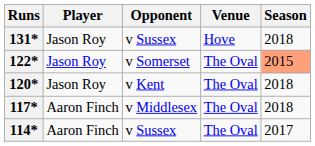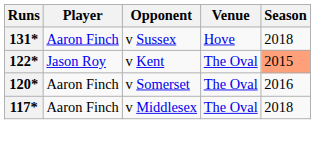(76, 38) Jason Roy -> (83, 38) Aaron Finch
(158, 61) v Somerset -> (145, 61) v Kent
(76, 84) Jason Roy -> (83, 84) Aaron Finch
(145, 84) v Kent -> (158, 84) v Somerset
(279, 84) 2018 -> (279, 84) 2016
- row: (24, 130)
